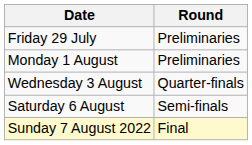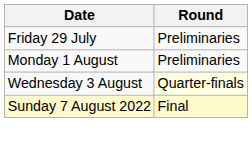(201, 83) no background -> (201, 83) lightyellow background
- row: (66, 106)
